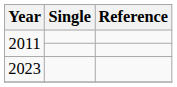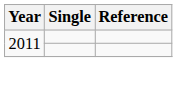- row: (25, 69)
